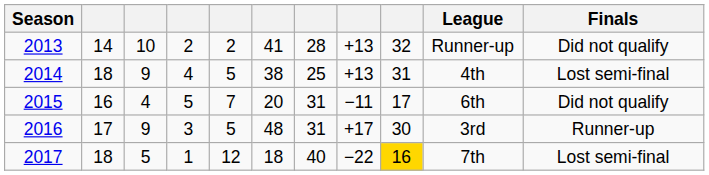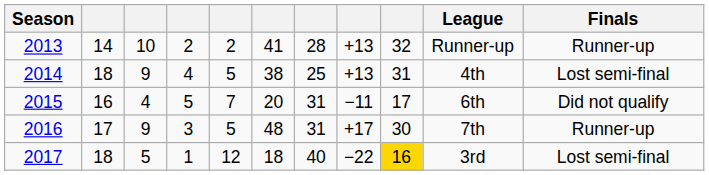(613, 46) Did not qualify -> (613, 46) Runner-up
(473, 129) 3rd -> (473, 129) 7th
(473, 157) 7th -> (473, 157) 3rd
